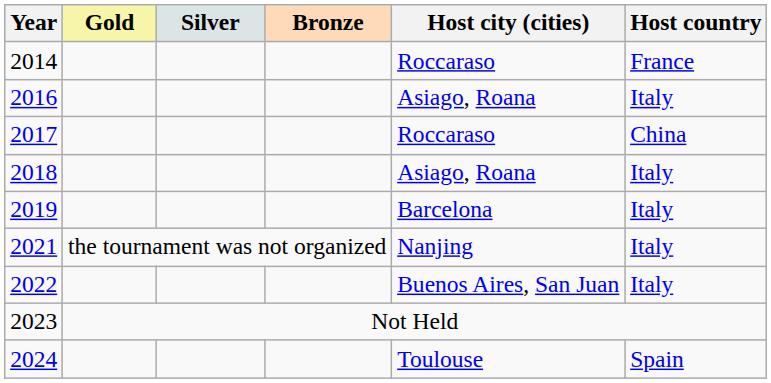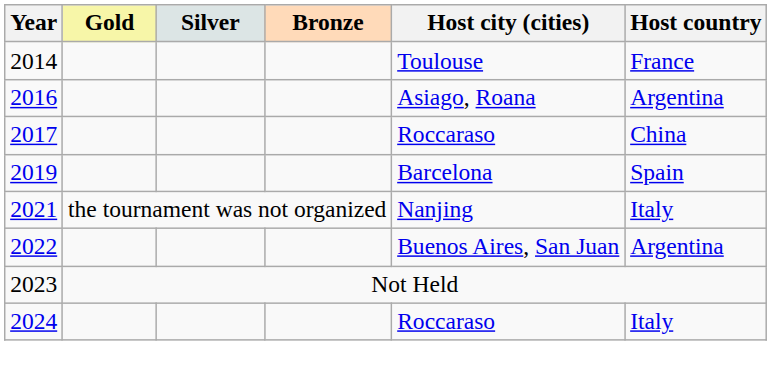(446, 60) Roccaraso -> (440, 60) Toulouse
(652, 97) Italy -> (677, 97) Argentina
- row: (34, 172)
(652, 209) Italy -> (657, 172) Spain
(652, 284) Italy -> (677, 246) Argentina
(440, 358) Toulouse -> (446, 321) Roccaraso
(657, 358) Spain -> (652, 321) Italy
